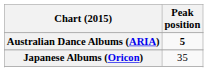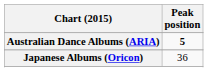(182, 58) 35 -> (182, 58) 36
